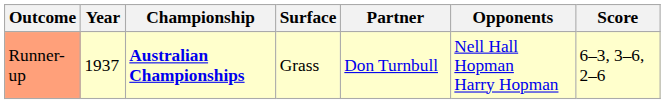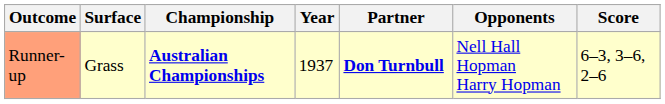columns swapped: (103, 18) <-> (308, 18)
(391, 65) normal -> (394, 65) bold
